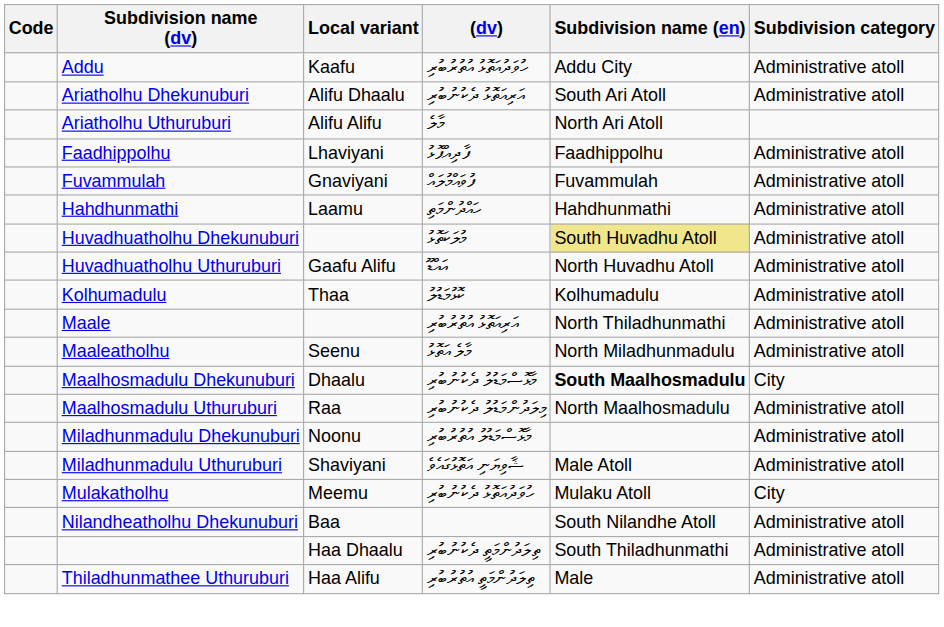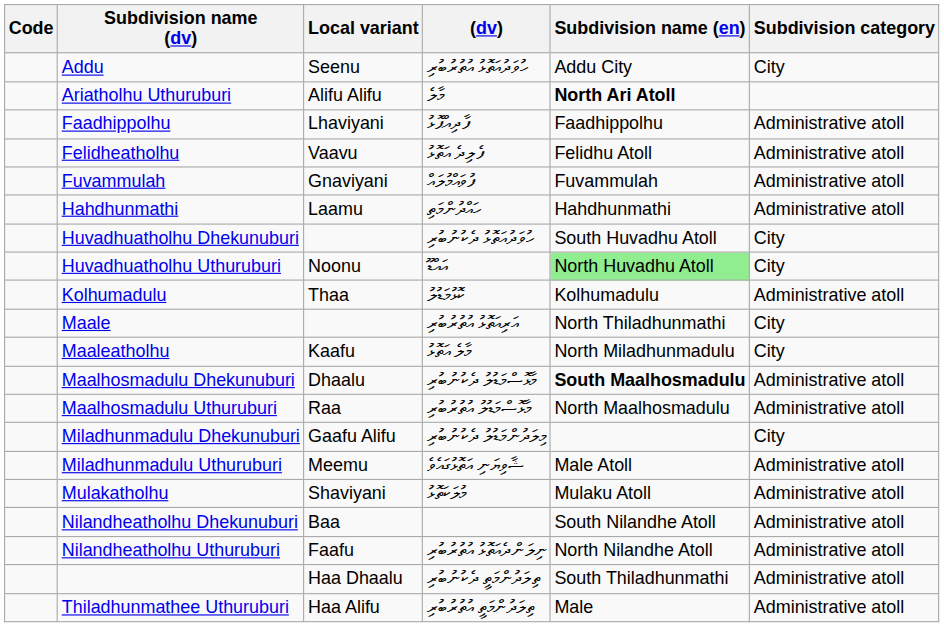(332, 67) Kaafu -> (334, 67) Seenu
(829, 67) Administrative atoll -> (769, 67) City
- row: (155, 95)
(609, 124) normal -> (615, 95) bold
+ row: (121, 152)
(447, 237) މުލަކަތޮޅު -> (480, 237) ހުވަދުއަތޮޅު ދެކުނުބުރި
(636, 237) khaki background -> (636, 237) no background
(829, 237) Administrative atoll -> (769, 237) City
(352, 266) Gaafu Alifu -> (335, 266) Noonu
(634, 266) no background -> (634, 266) lightgreen background
(829, 266) Administrative atoll -> (769, 266) City
(829, 323) Administrative atoll -> (769, 323) City
(334, 351) Seenu -> (332, 351) Kaafu
(829, 351) Administrative atoll -> (769, 351) City
(769, 379) City -> (829, 379) Administrative atoll
(487, 408) މިލަދުންމަޑުލު ދެކުނުބުރި -> (479, 408) މާޅޮސްމަޑުލު އުތުރުބުރި
(335, 436) Noonu -> (352, 436) Gaafu Alifu
(479, 436) މާޅޮސްމަޑުލު އުތުރުބުރި -> (487, 436) މިލަދުންމަޑުލު ދެކުނުބުރި
(829, 436) Administrative atoll -> (769, 436) City
(347, 465) Shaviyani -> (338, 465) Meemu
(338, 493) Meemu -> (347, 493) Shaviyani
(480, 493) ހުވަދުއަތޮޅު ދެކުނުބުރި -> (447, 493) މުލަކަތޮޅު
(769, 493) City -> (829, 493) Administrative atoll
+ row: (171, 550)
